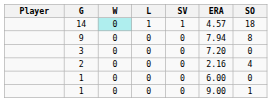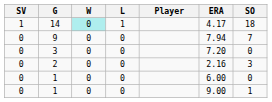columns swapped: (34, 11) <-> (182, 11)
(216, 24) 4.57 -> (216, 24) 4.17
(250, 38) 8 -> (250, 38) 7
(250, 64) 4 -> (250, 64) 3
